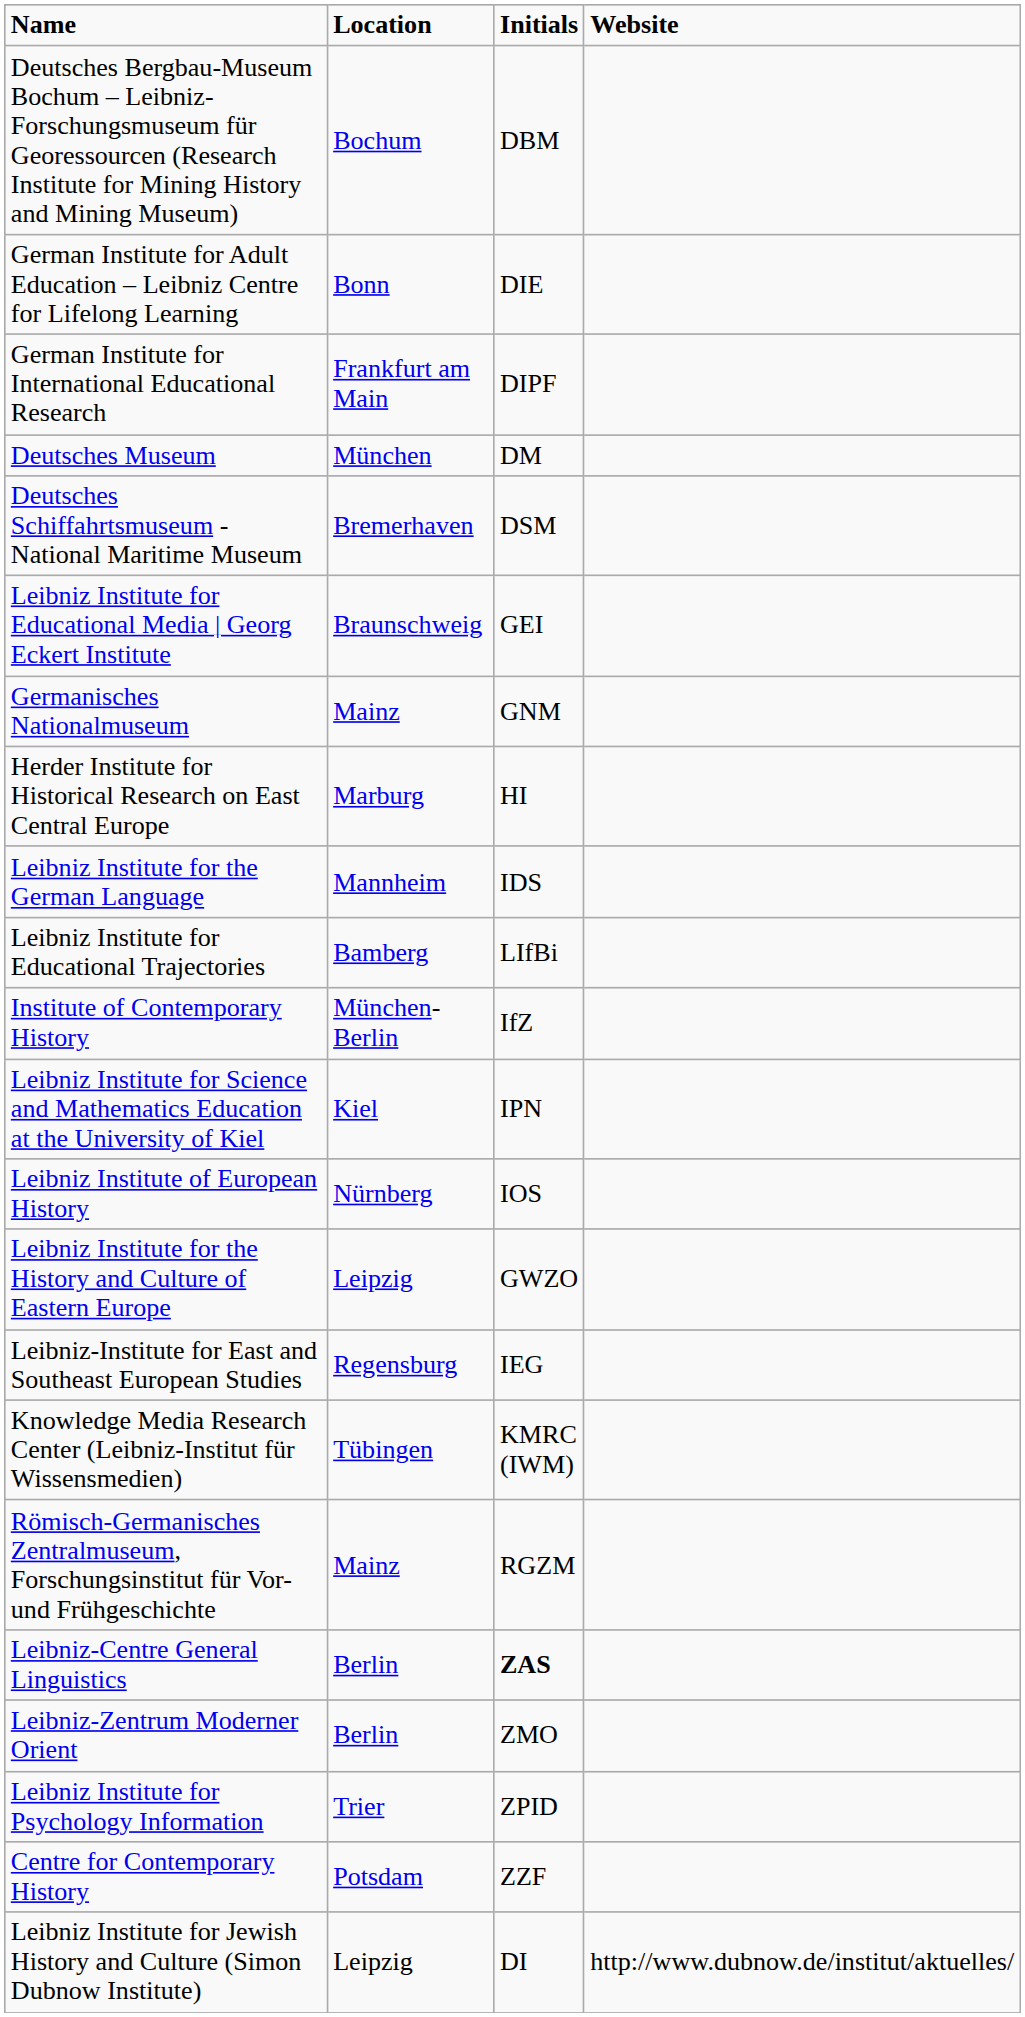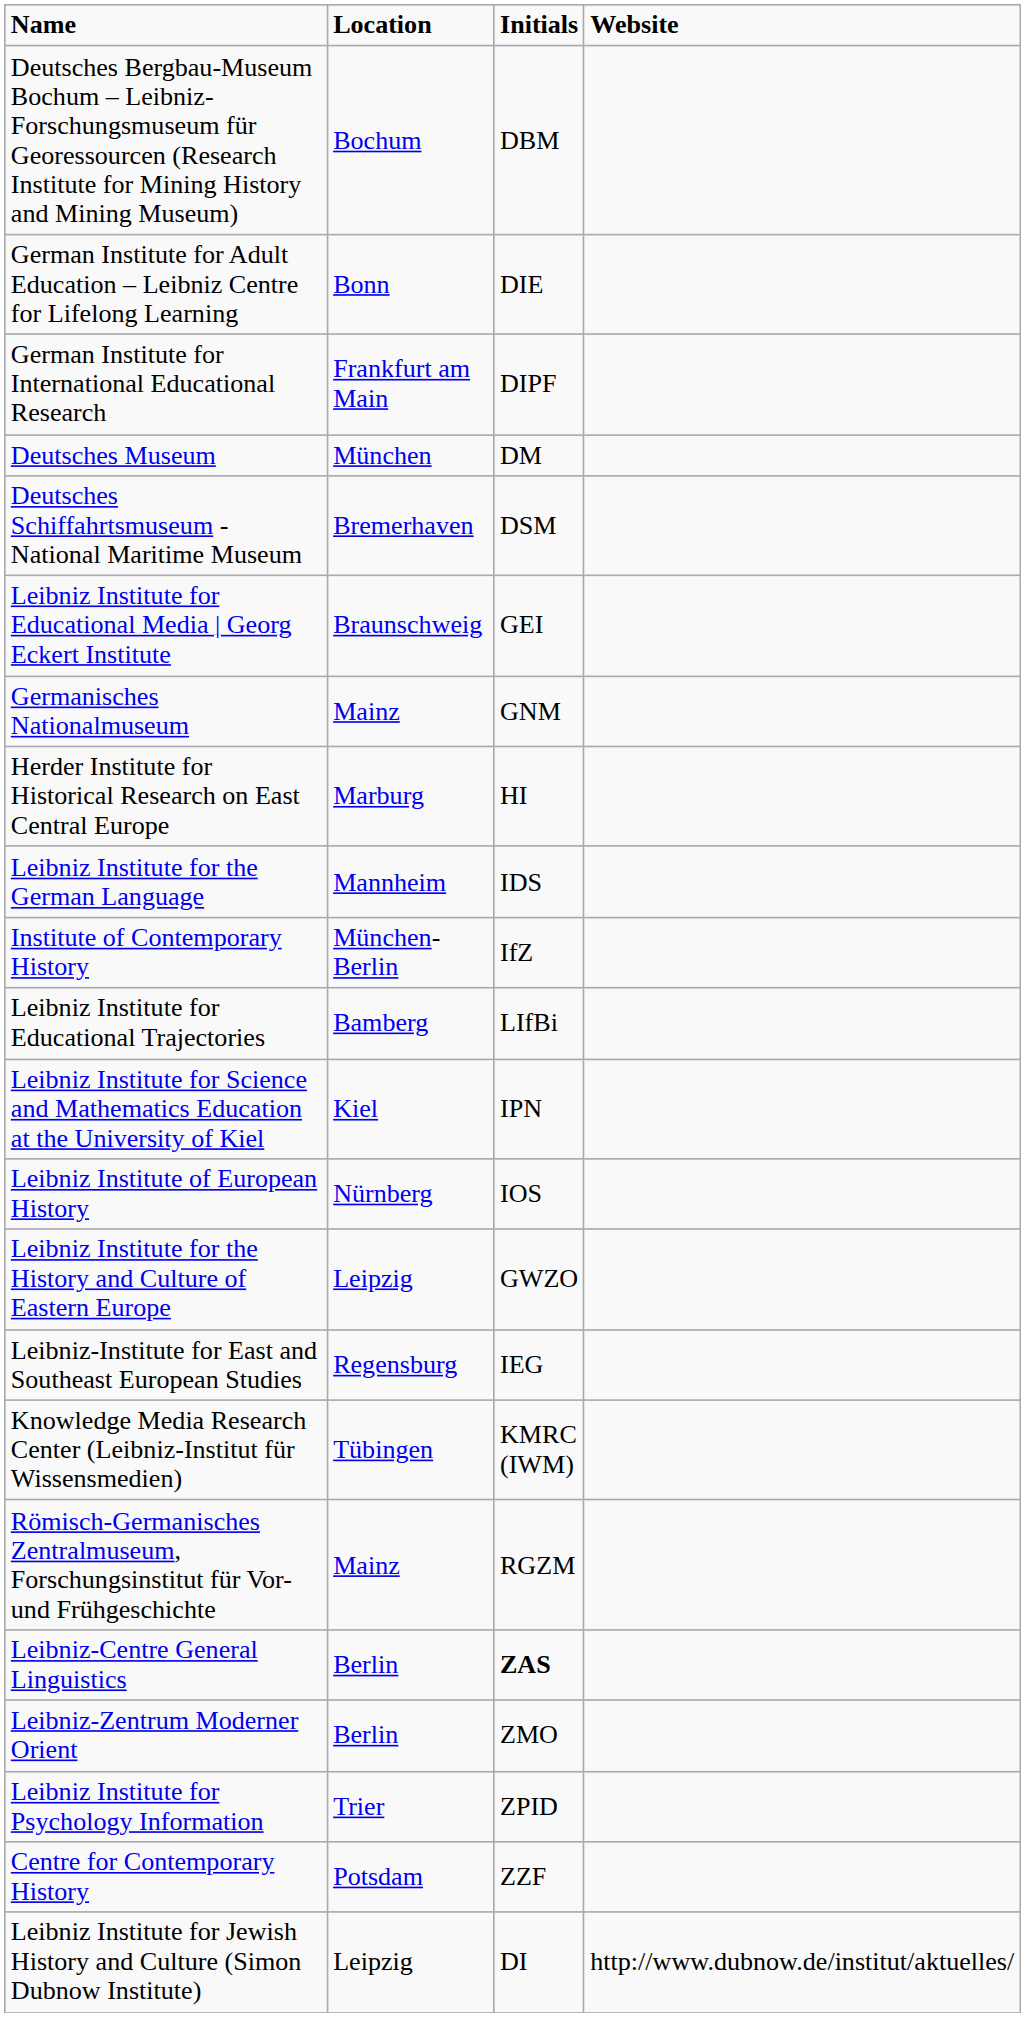rows swapped: (146, 1022) <-> (138, 952)
